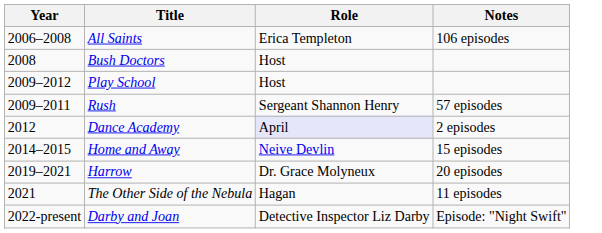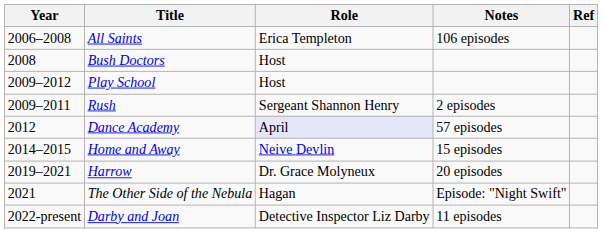+ column: (584, 15)
(469, 104) 57 episodes -> (466, 104) 2 episodes
(466, 127) 2 episodes -> (469, 127) 57 episodes
(469, 194) 11 episodes -> (501, 194) Episode: "Night Swift"
(501, 216) Episode: "Night Swift" -> (469, 216) 11 episodes
